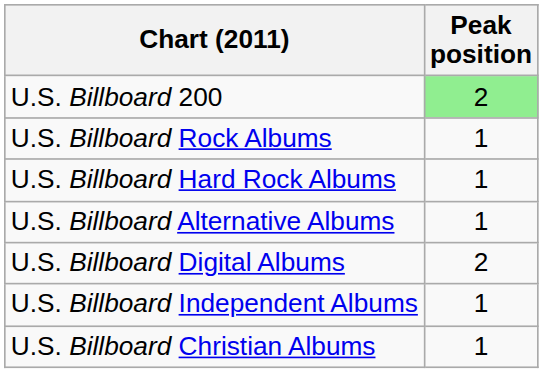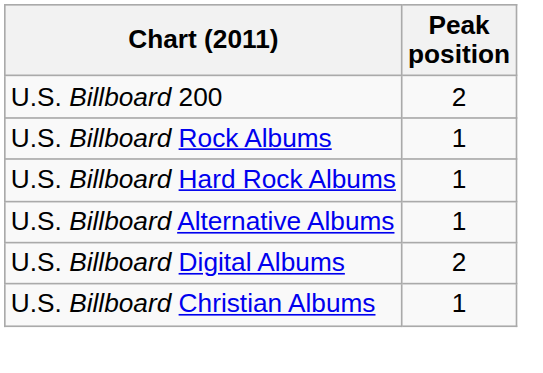(481, 96) lightgreen background -> (459, 96) no background
- row: (214, 304)
